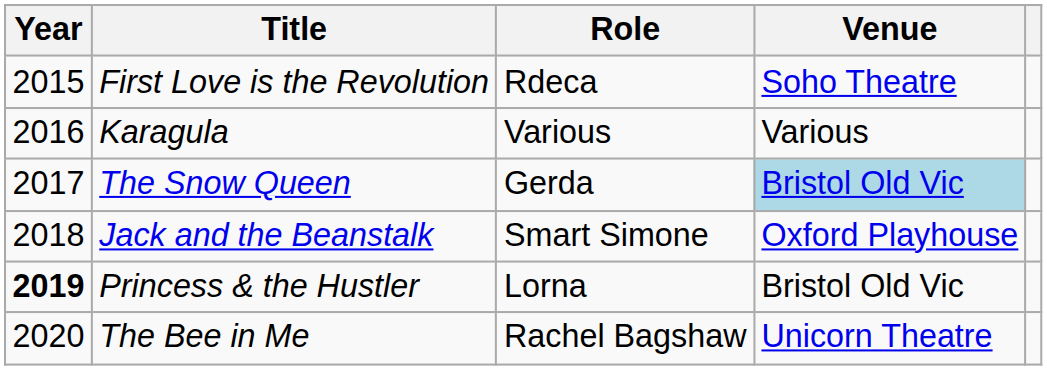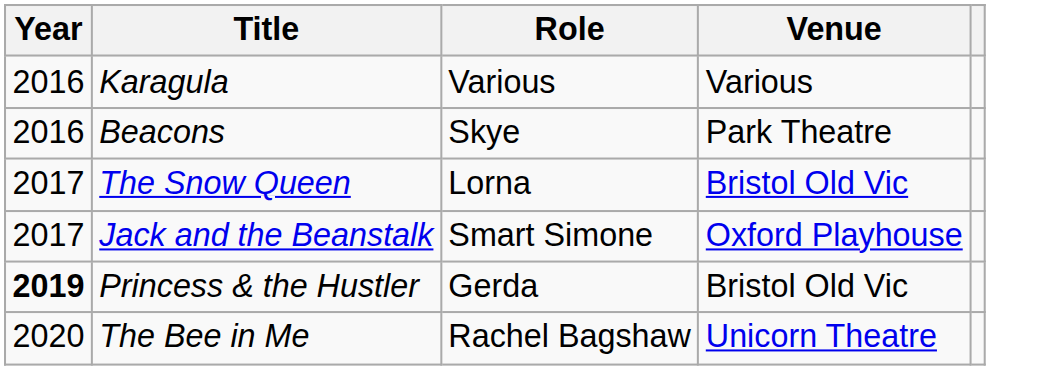- row: (294, 81)
+ row: (162, 132)
(549, 183) Gerda -> (490, 183) Lorna
(863, 183) lightblue background -> (807, 183) no background
(48, 235) 2018 -> (48, 235) 2017
(545, 286) Lorna -> (493, 286) Gerda
